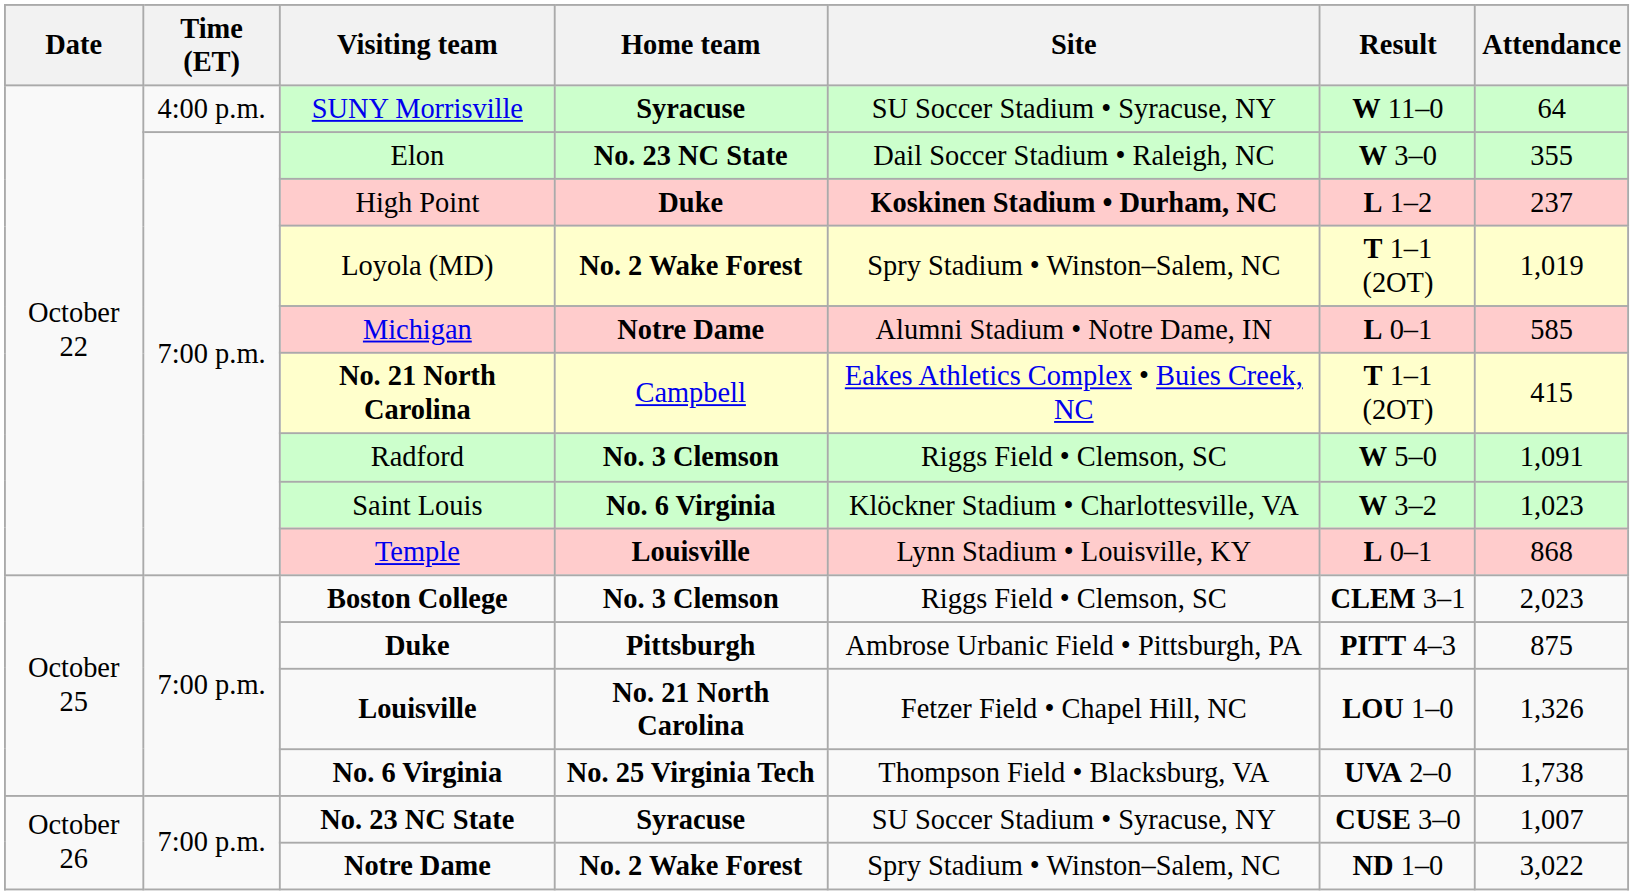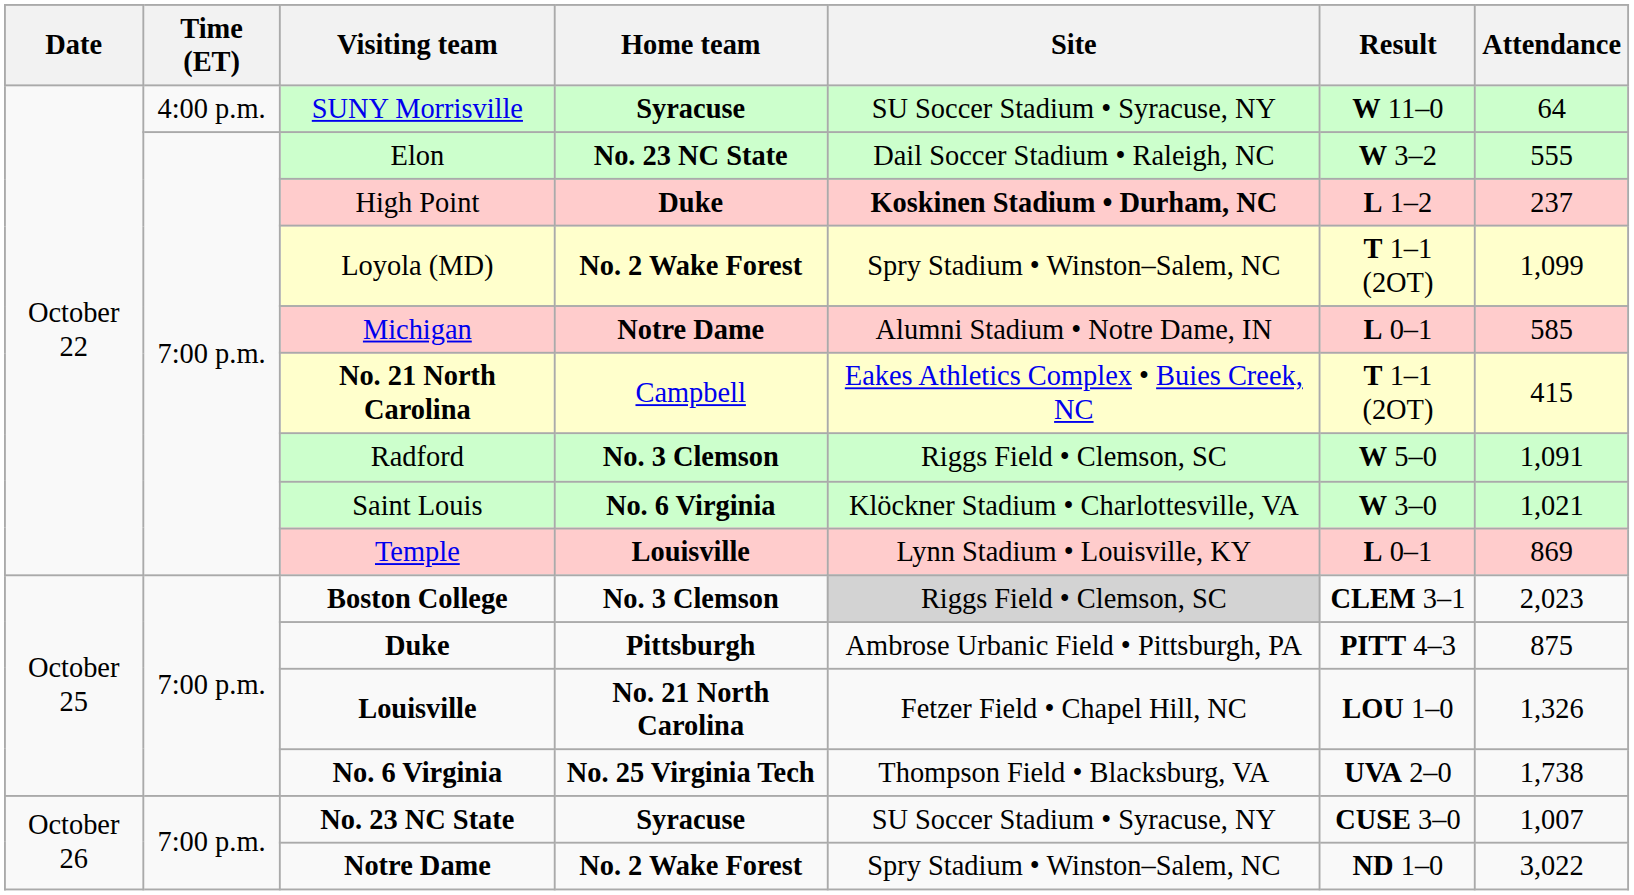(1398, 155) W 3–0 -> (1398, 155) W 3–2
(1552, 155) 355 -> (1552, 155) 555
(1552, 266) 1,019 -> (1552, 266) 1,099
(1398, 504) W 3–2 -> (1398, 504) W 3–0
(1552, 504) 1,023 -> (1552, 504) 1,021
(1552, 550) 868 -> (1552, 550) 869
(1074, 597) no background -> (1074, 597) lightgrey background
